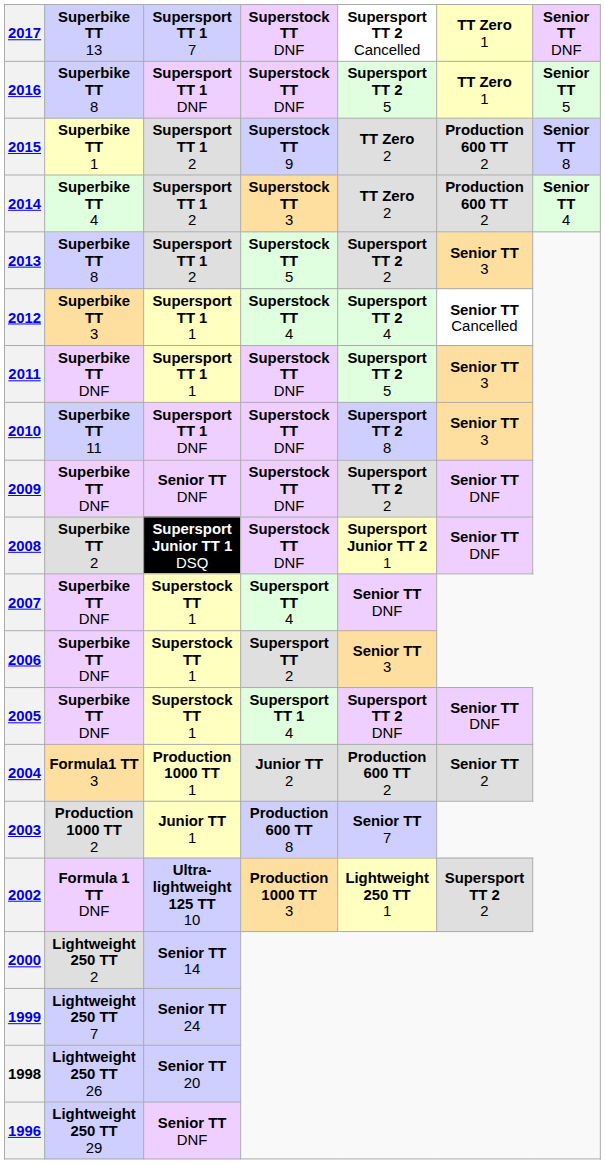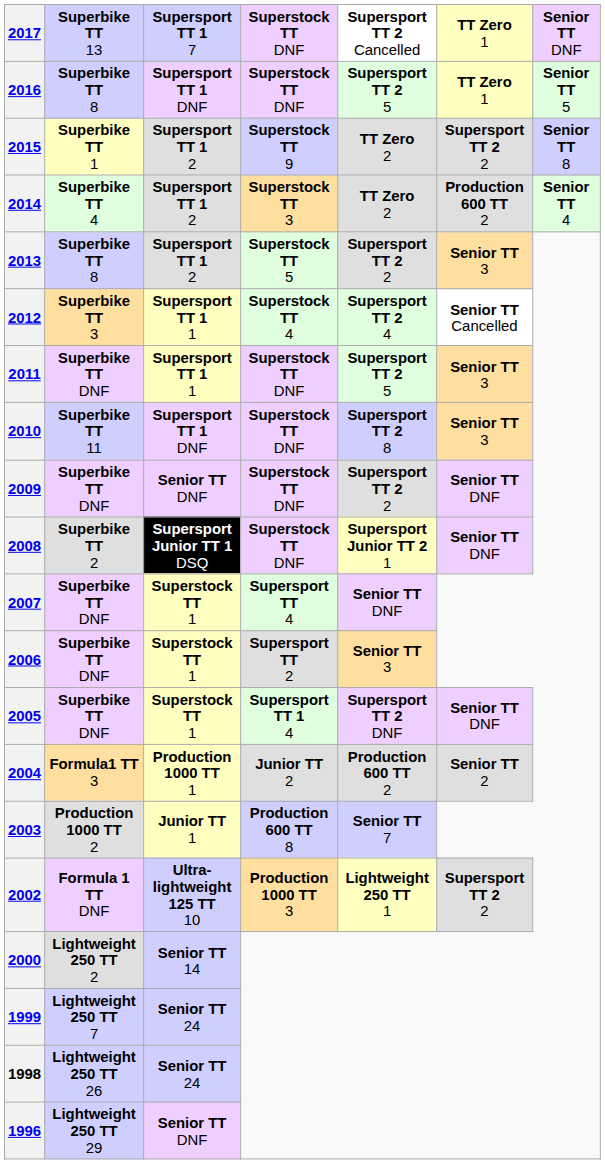(484, 147) Production 600 TT 2 -> (484, 147) Supersport TT 2 2
(192, 1074) Senior TT 20 -> (192, 1074) Senior TT 24
